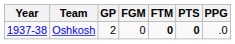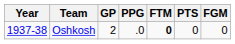columns swapped: (133, 13) <-> (216, 13)
(196, 31) bold -> (195, 31) normal
